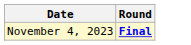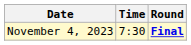+ column: (132, 13)
